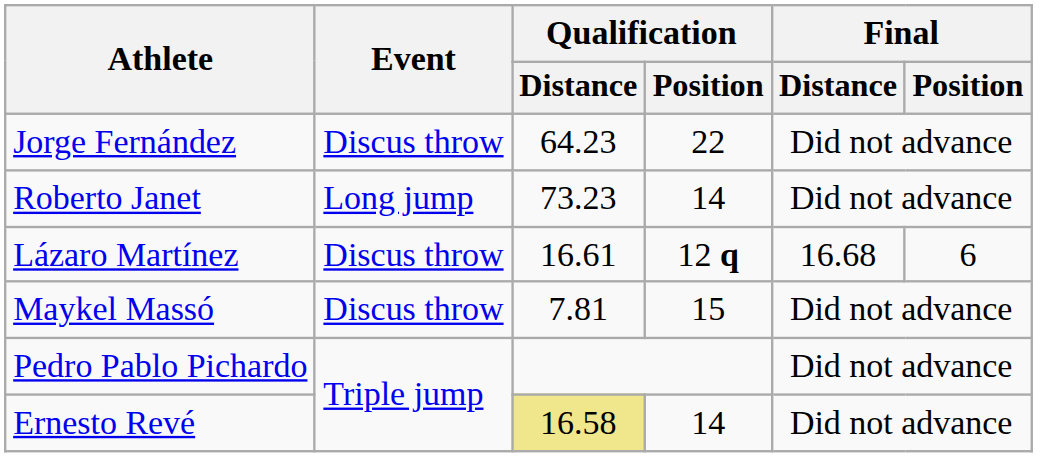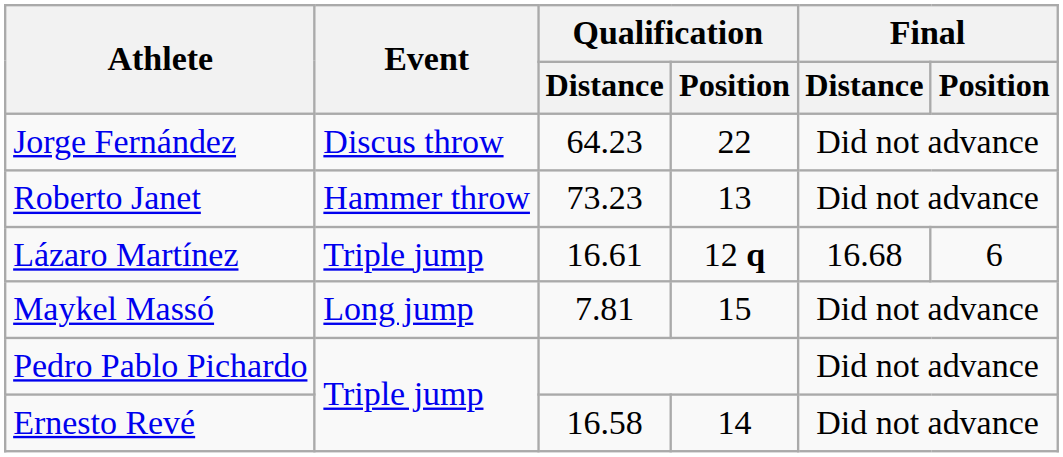(398, 198) Long jump -> (427, 198) Hammer throw
(708, 198) 14 -> (735, 198) 13
(413, 254) Discus throw -> (403, 254) Triple jump
(413, 310) Discus throw -> (398, 310) Long jump
(578, 422) khaki background -> (605, 422) no background
